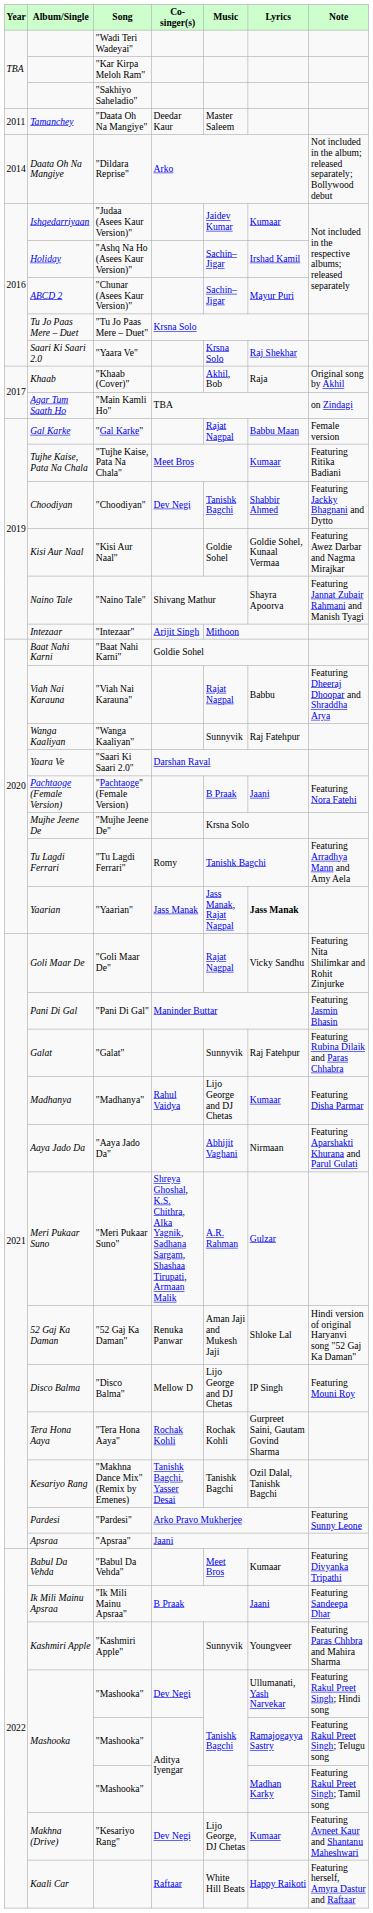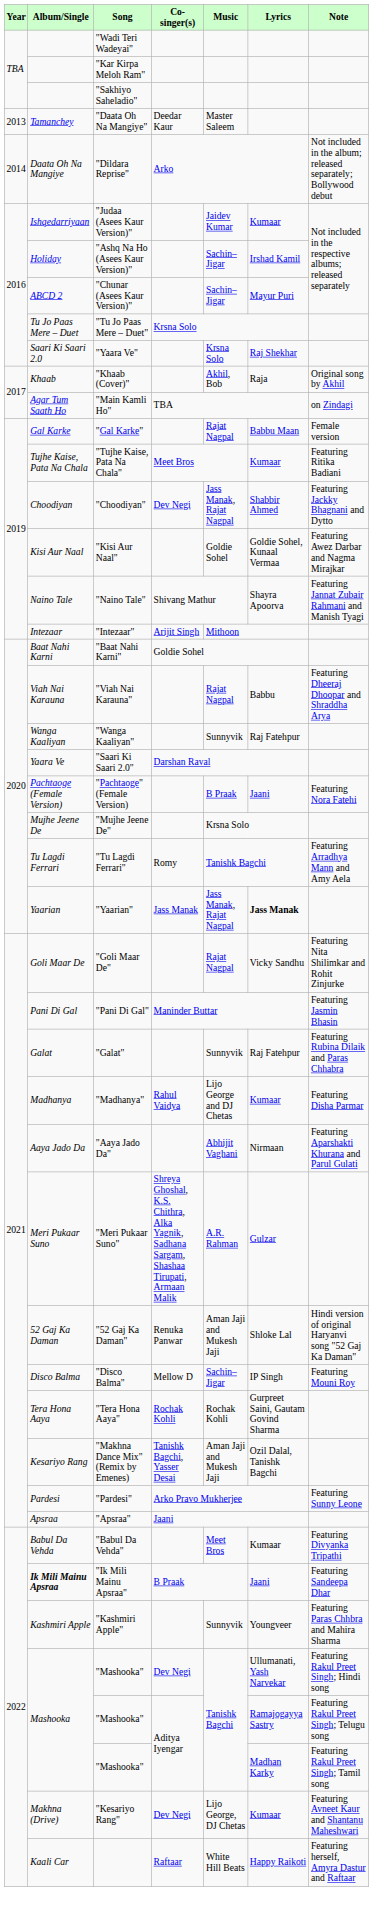(16, 121) 2011 -> (16, 121) 2013
(221, 505) Tanishk Bagchi -> (221, 505) Jass Manak, Rajat Nagpal
(220, 1388) Lijo George and DJ Chetas -> (221, 1377) Sachin–Jigar
(221, 1483) Tanishk Bagchi -> (226, 1462) Aman Jaji and Mukesh Jaji
(57, 1603) normal -> (58, 1582) bold
